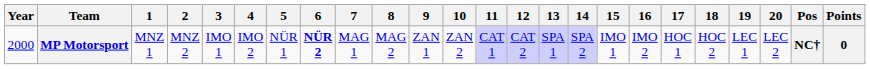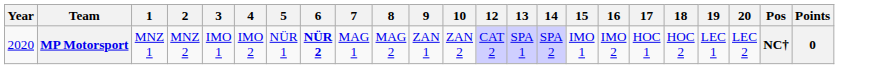- column: (492, 14)
(21, 44) 2000 -> (21, 44) 2020
